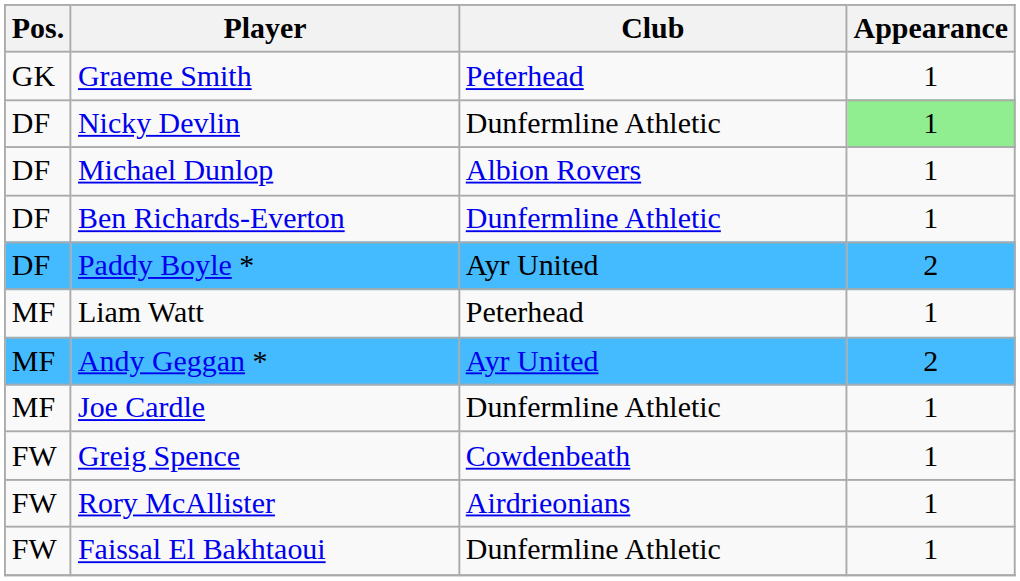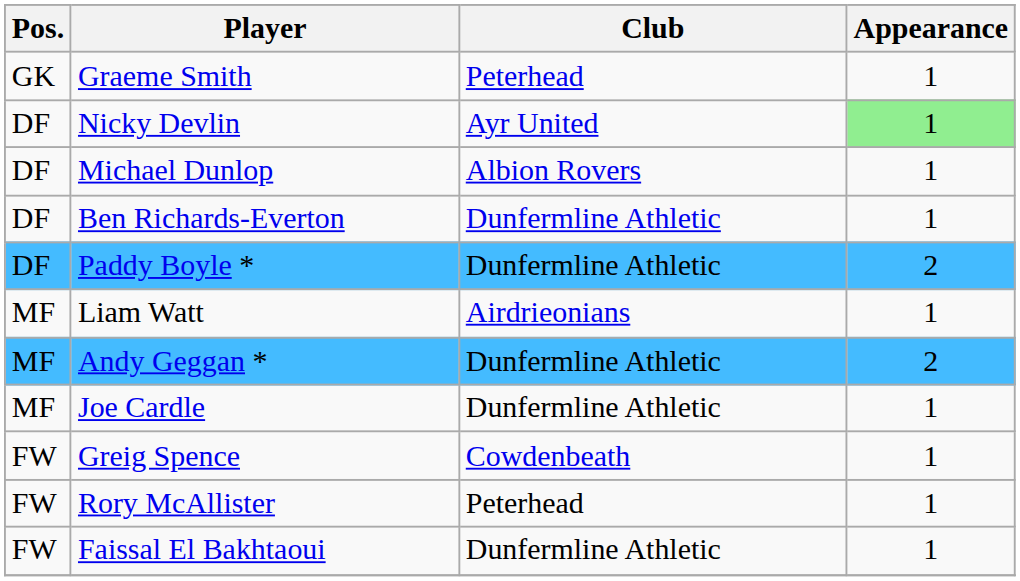(593, 123) Dunfermline Athletic -> (532, 123) Ayr United
(532, 265) Ayr United -> (593, 265) Dunfermline Athletic
(525, 312) Peterhead -> (548, 312) Airdrieonians
(532, 360) Ayr United -> (593, 360) Dunfermline Athletic
(548, 502) Airdrieonians -> (525, 502) Peterhead
